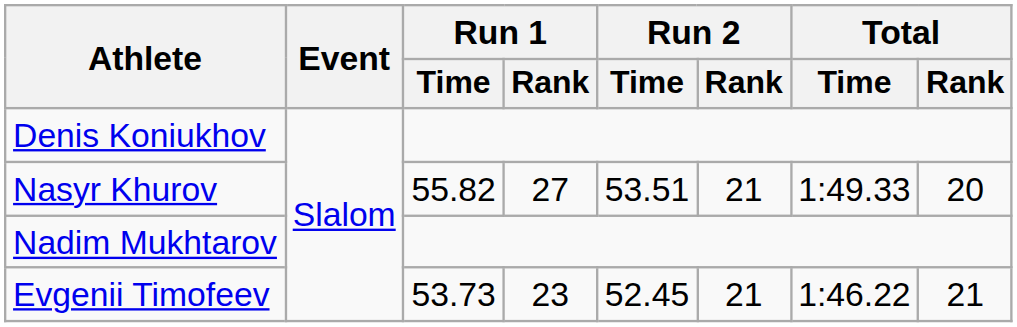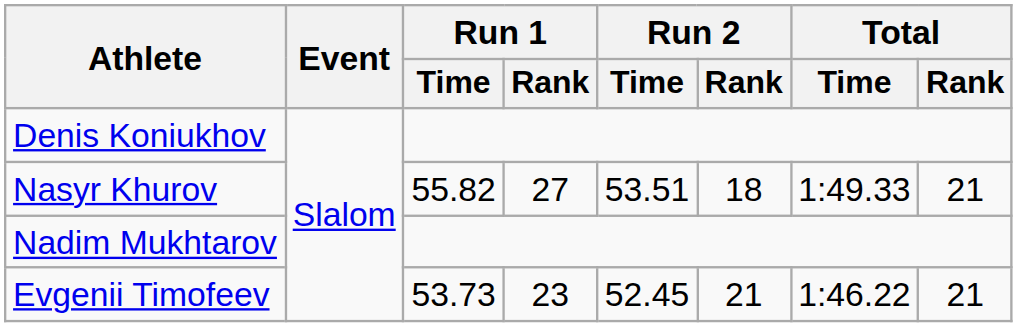(744, 189) 21 -> (744, 189) 18
(965, 189) 20 -> (965, 189) 21
